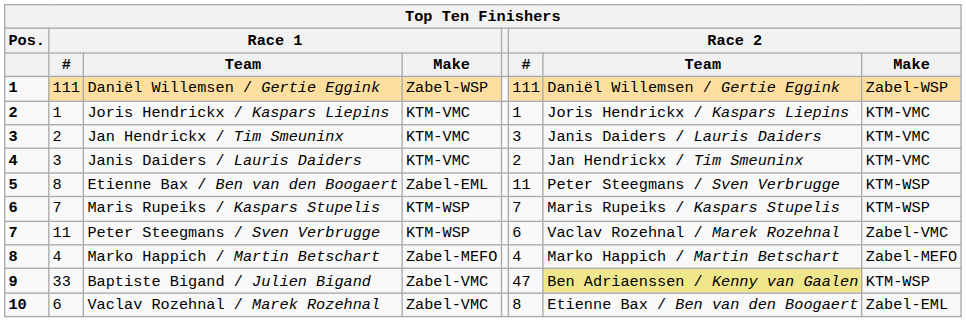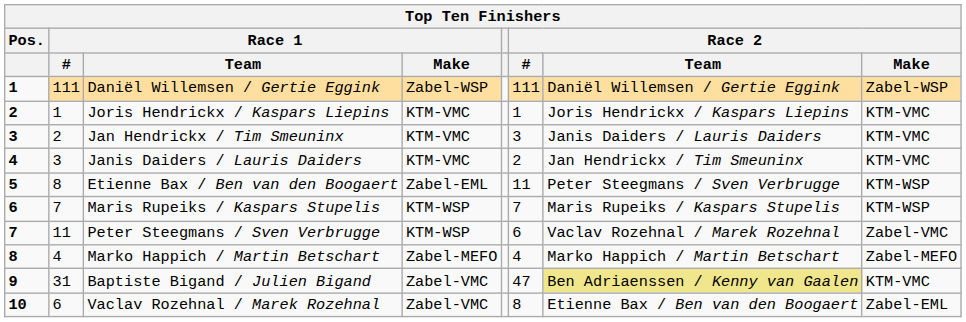(62, 281) 33 -> (62, 281) 31
(898, 281) KTM-WSP -> (898, 281) KTM-VMC
